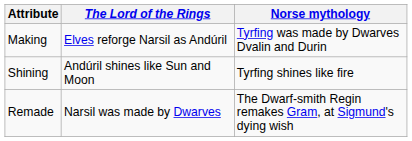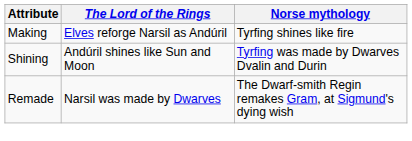(318, 40) Tyrfing was made by Dwarves Dvalin and Durin -> (295, 33) Tyrfing shines like fire
(295, 73) Tyrfing shines like fire -> (318, 59) Tyrfing was made by Dwarves Dvalin and Durin
